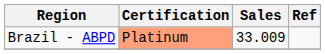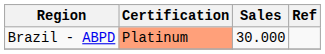(261, 38) 33.009 -> (261, 38) 30.000
